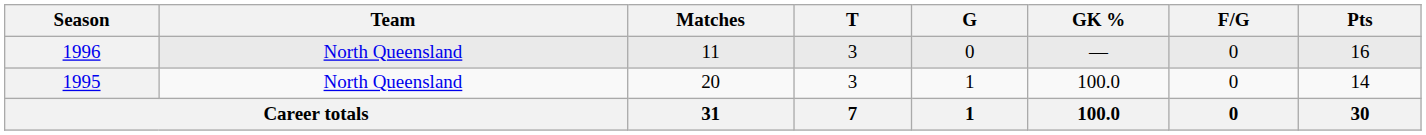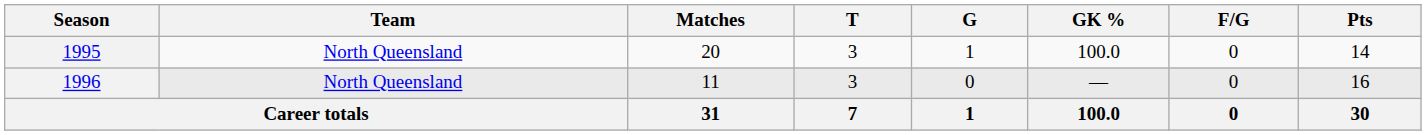rows swapped: (82, 83) <-> (82, 51)
